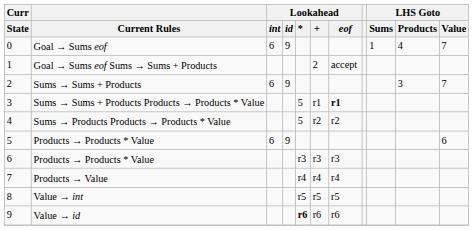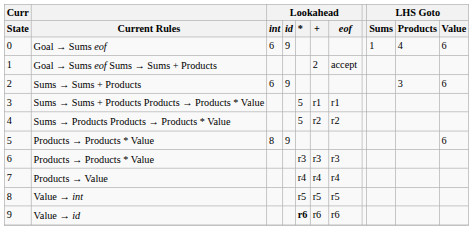(444, 46) 7 -> (444, 46) 6
(444, 83) 7 -> (444, 83) 6
(338, 102) bold -> (338, 102) normal
(271, 140) 6 -> (271, 140) 8
